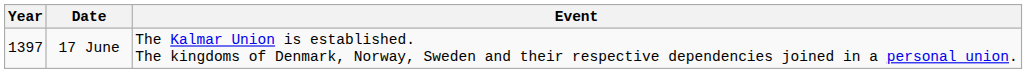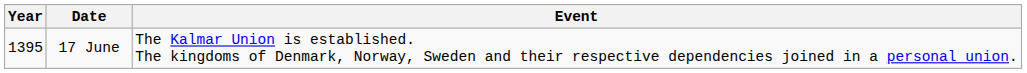(26, 49) 1397 -> (26, 49) 1395
